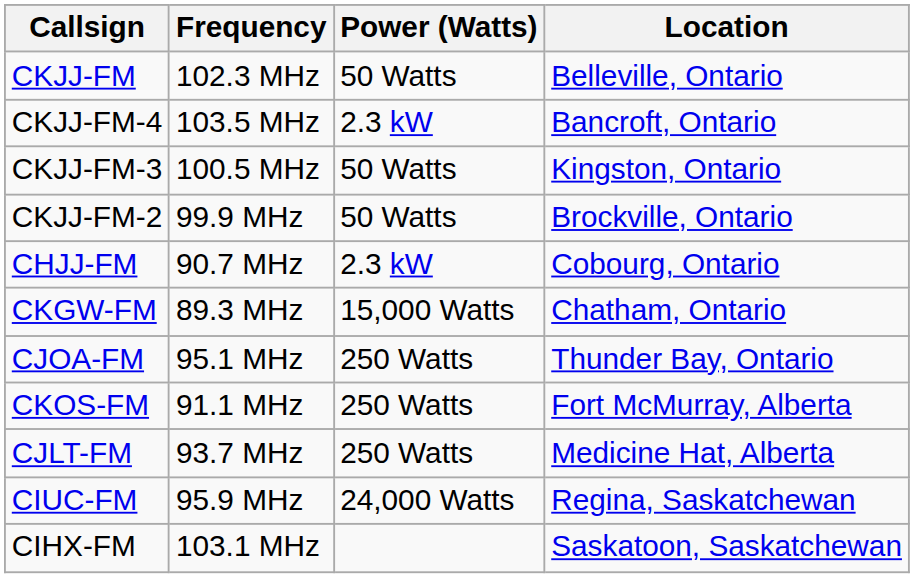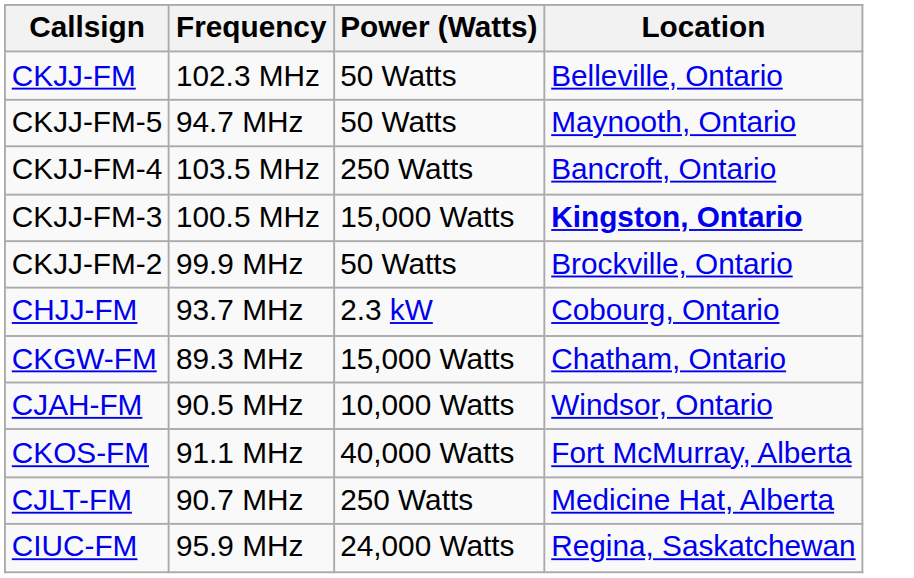+ row: (87, 122)
(387, 122) 2.3 kW -> (407, 169) 250 Watts
(398, 169) 50 Watts -> (427, 216) 15,000 Watts
(666, 169) normal -> (677, 216) bold
(240, 264) 90.7 MHz -> (240, 311) 93.7 MHz
+ row: (77, 405)
- row: (78, 358)
(407, 405) 250 Watts -> (427, 452) 40,000 Watts
(240, 452) 93.7 MHz -> (240, 500) 90.7 MHz
- row: (74, 547)
